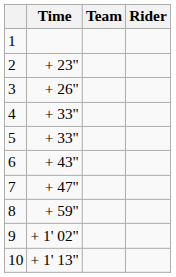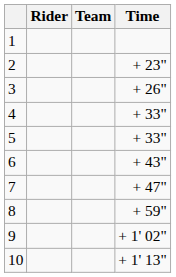columns swapped: (148, 16) <-> (55, 16)
